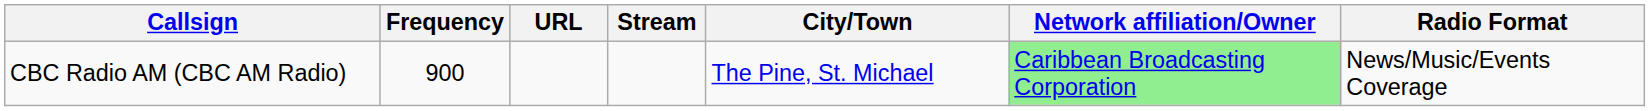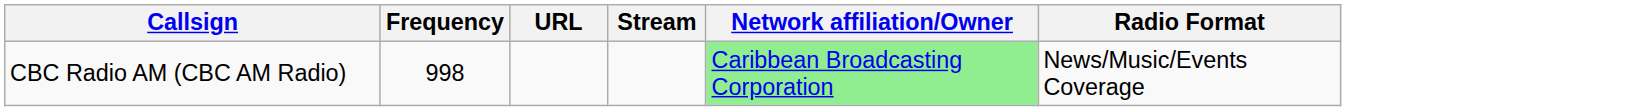- column: (858, 23)
(445, 73) 900 -> (445, 73) 998
